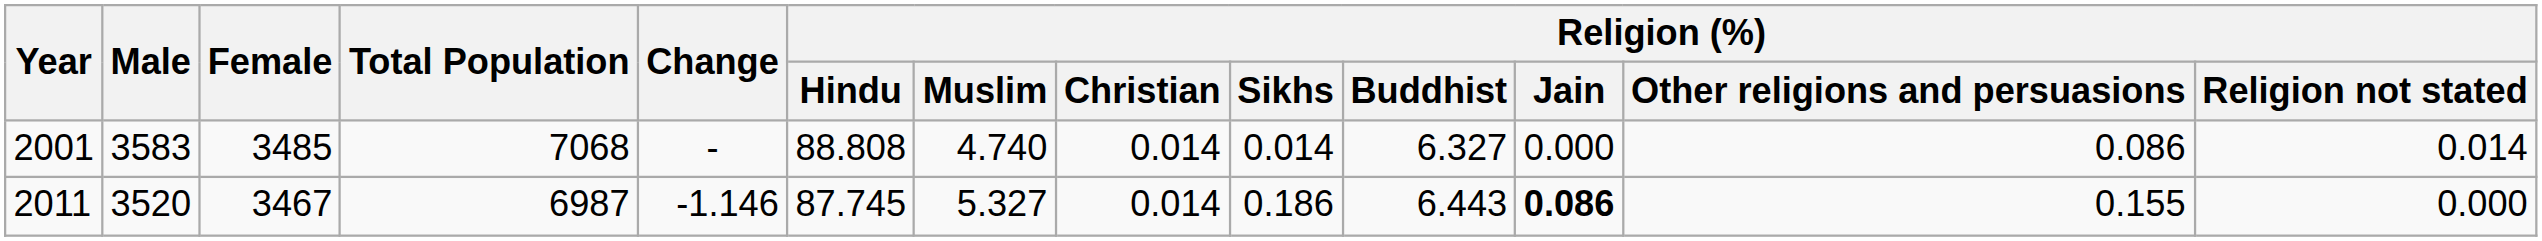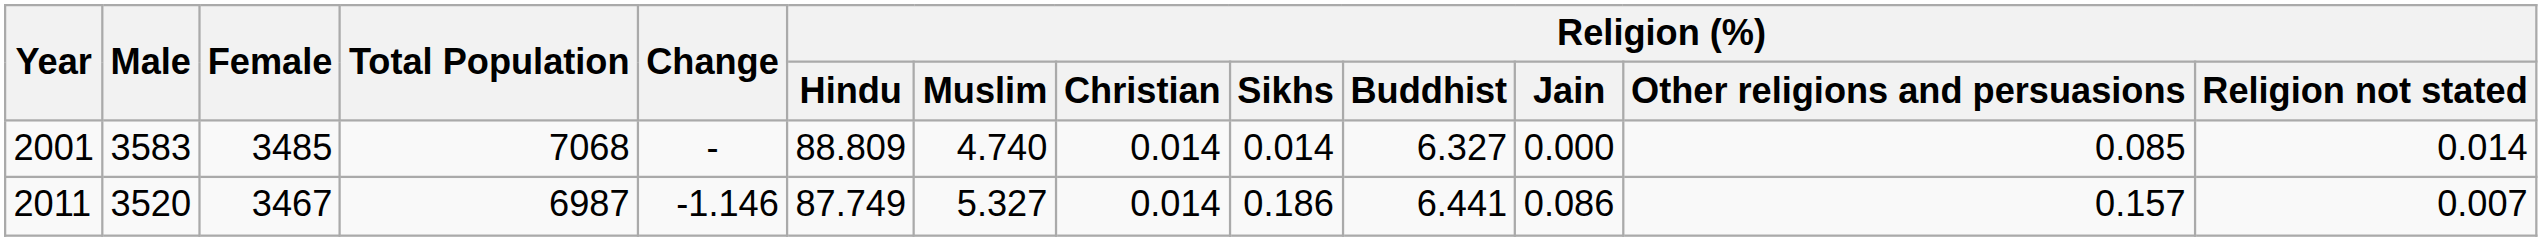(851, 147) 88.808 -> (851, 147) 88.809
(2140, 147) 0.086 -> (2140, 147) 0.085
(851, 205) 87.745 -> (851, 205) 87.749
(1462, 205) 6.443 -> (1462, 205) 6.441
(1569, 205) bold -> (1569, 205) normal
(2140, 205) 0.155 -> (2140, 205) 0.157
(2482, 205) 0.000 -> (2482, 205) 0.007
